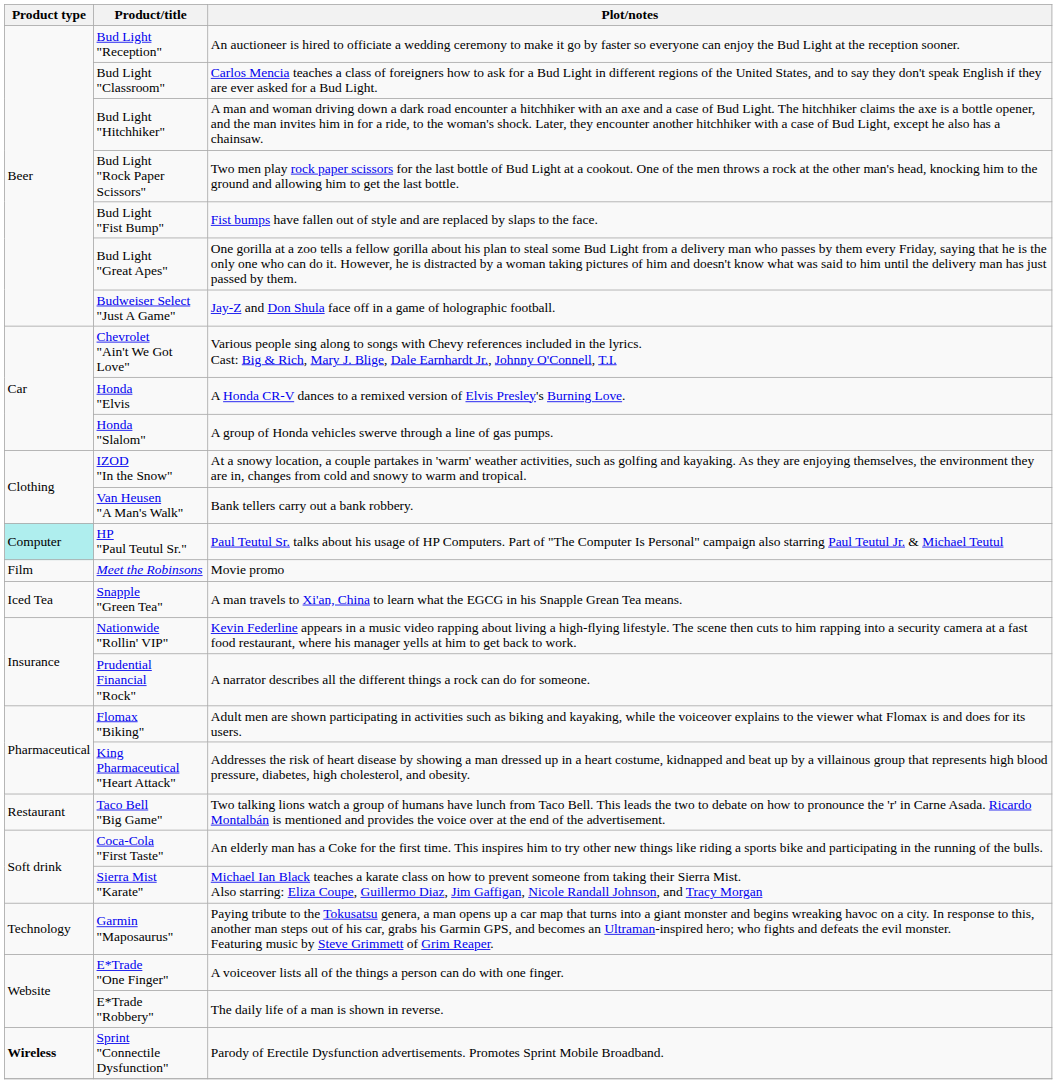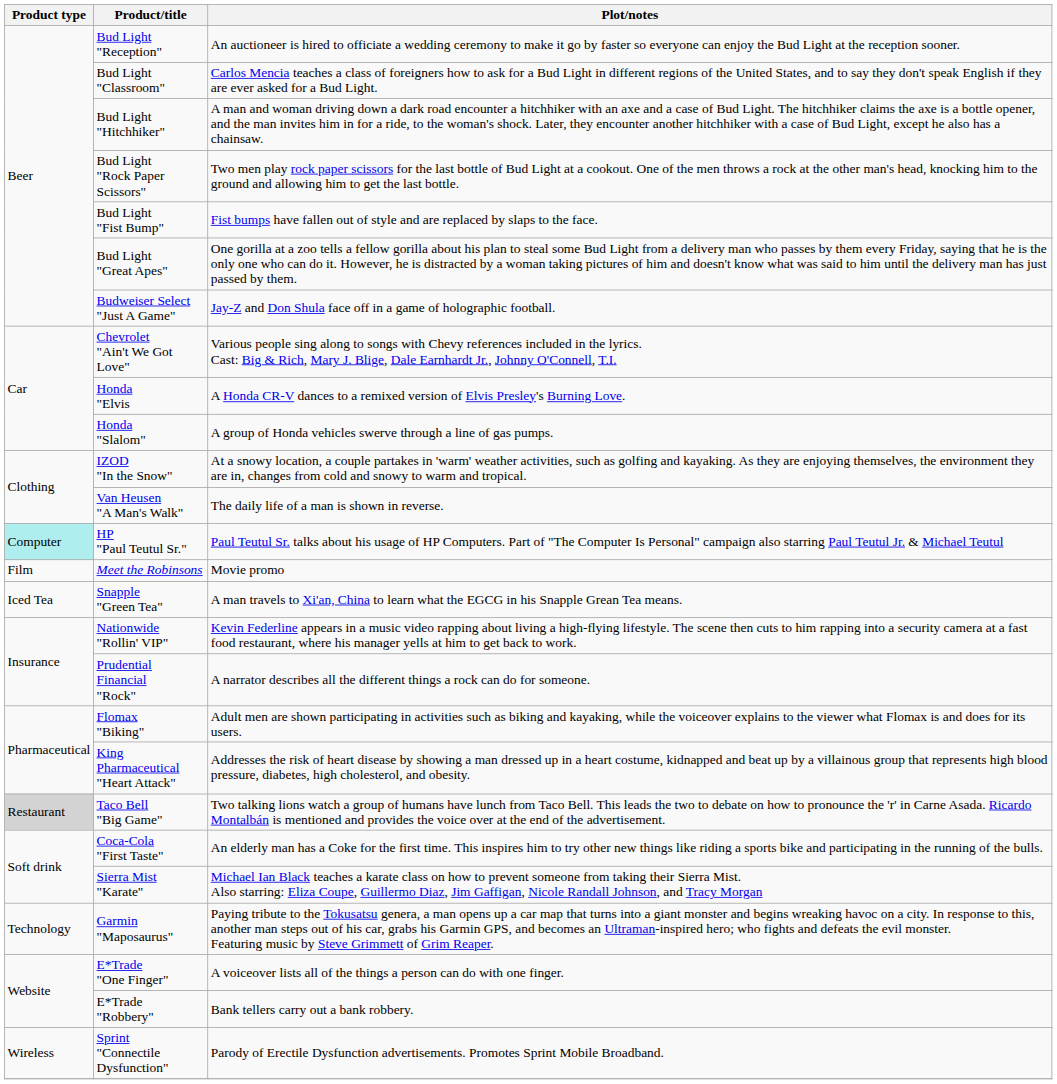(312, 505) Bank tellers carry out a bank robbery. -> (327, 505) The daily life of a man is shown in reverse.
(36, 811) no background -> (36, 811) lightgrey background
(327, 1009) The daily life of a man is shown in reverse. -> (312, 1009) Bank tellers carry out a bank robbery.
(32, 1053) bold -> (31, 1053) normal
